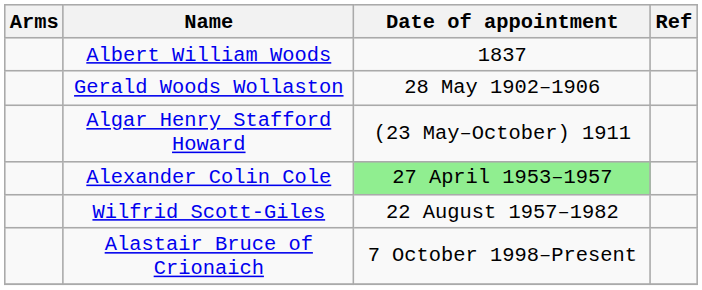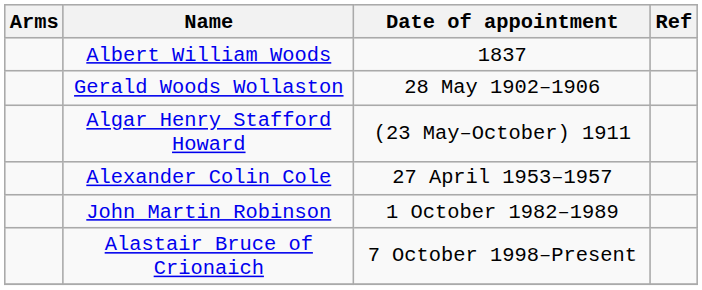(502, 178) lightgreen background -> (502, 178) no background
- row: (209, 211)
+ row: (209, 211)
